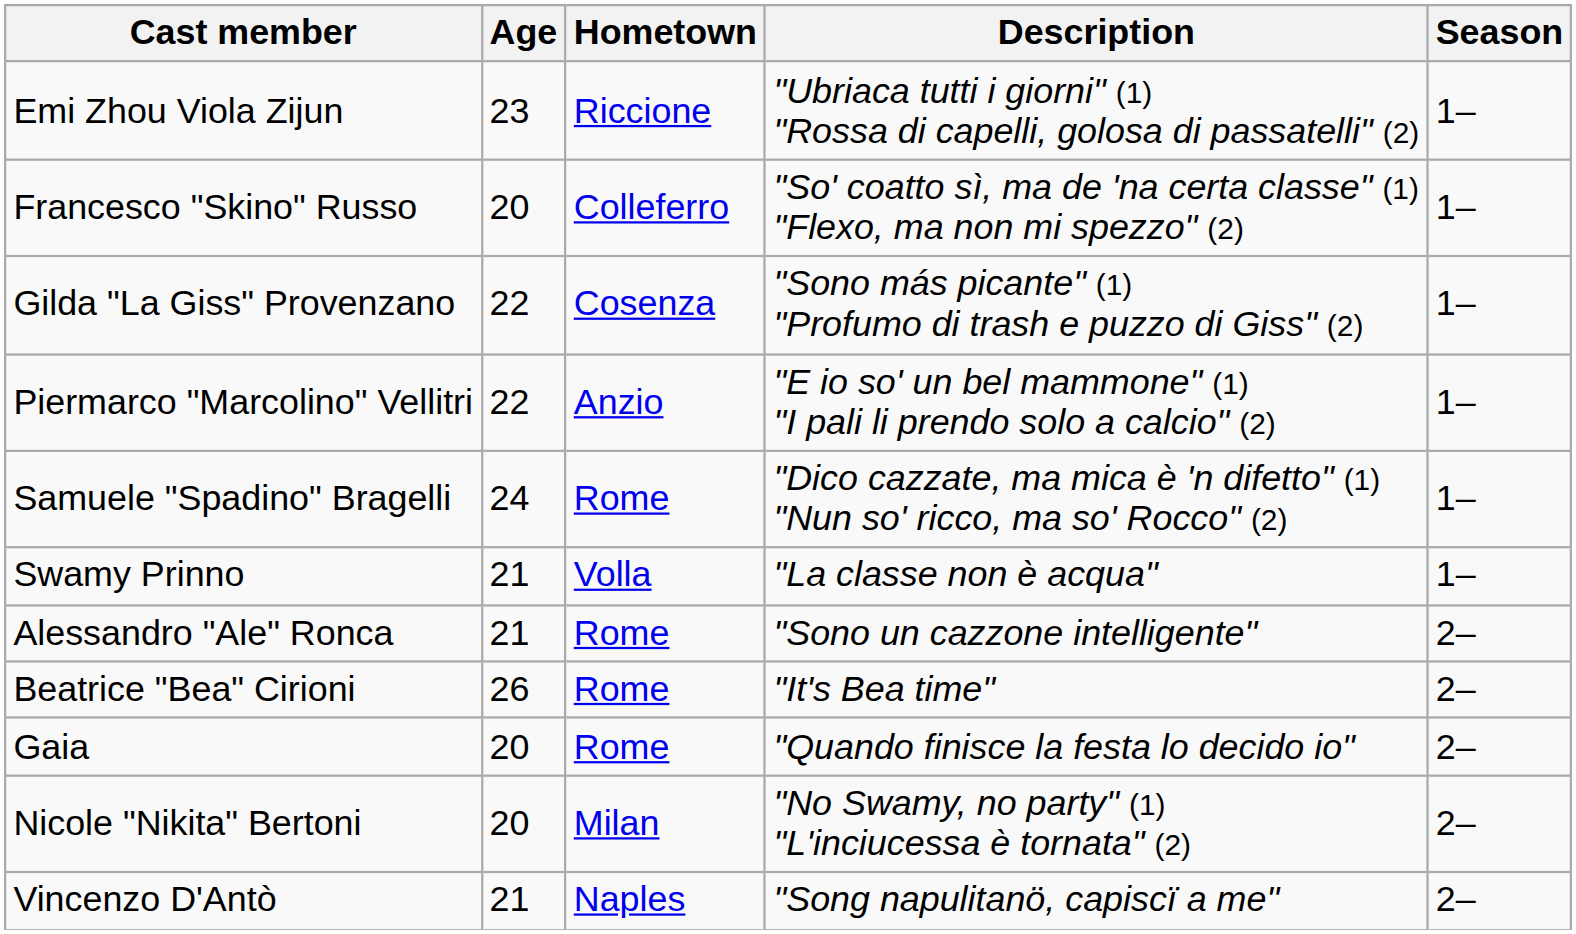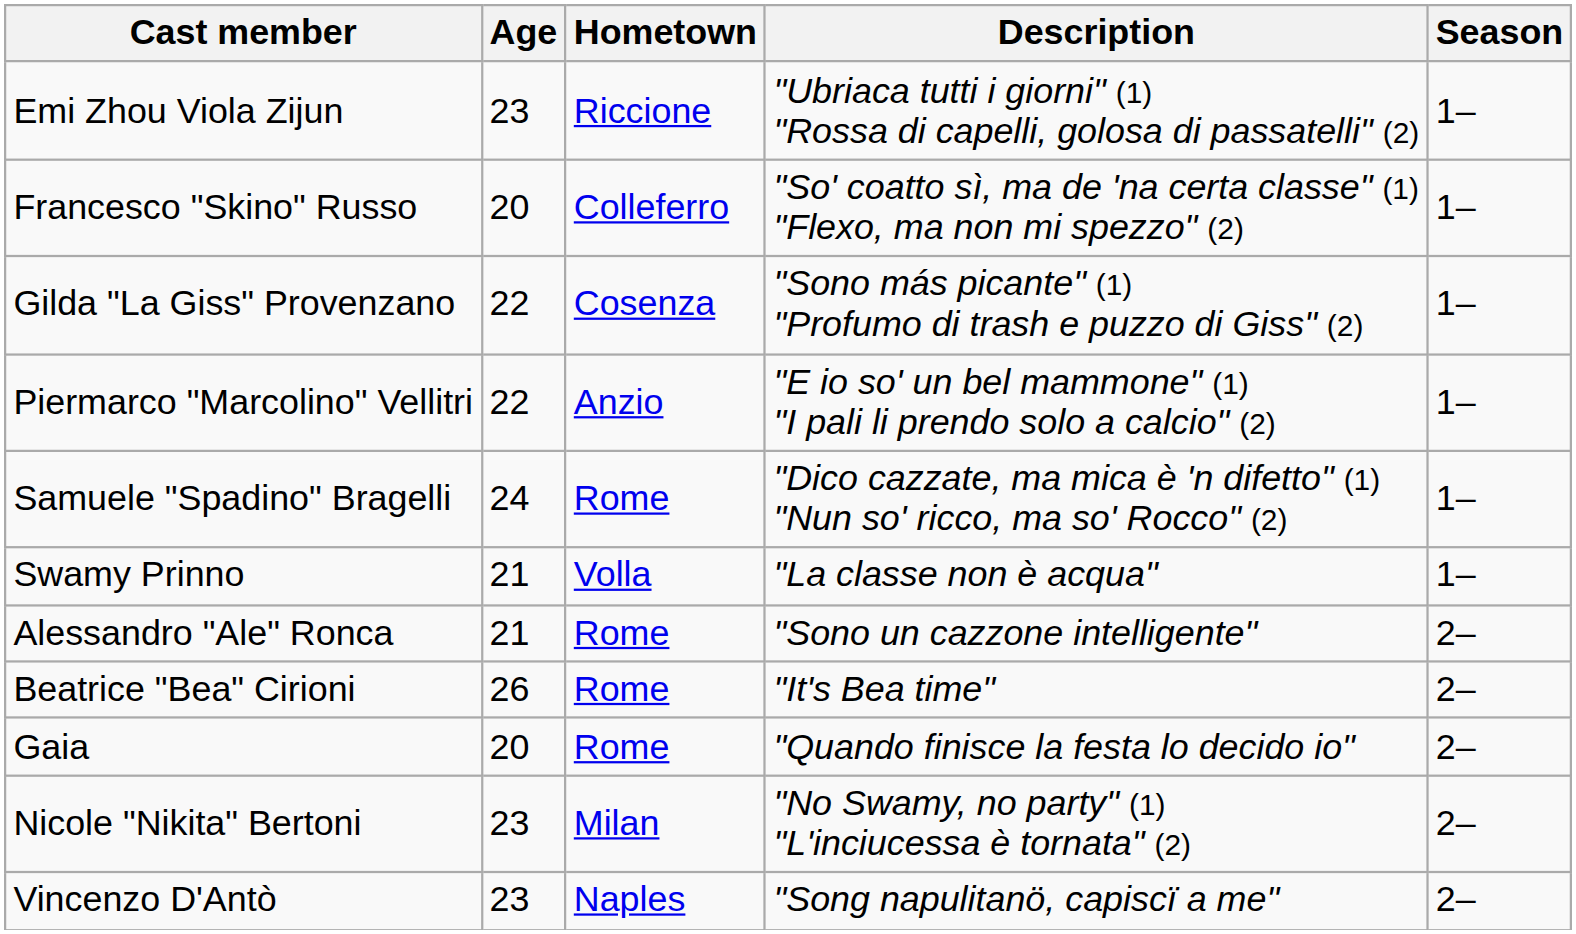(509, 823) 20 -> (509, 823) 23
(509, 900) 21 -> (509, 900) 23
